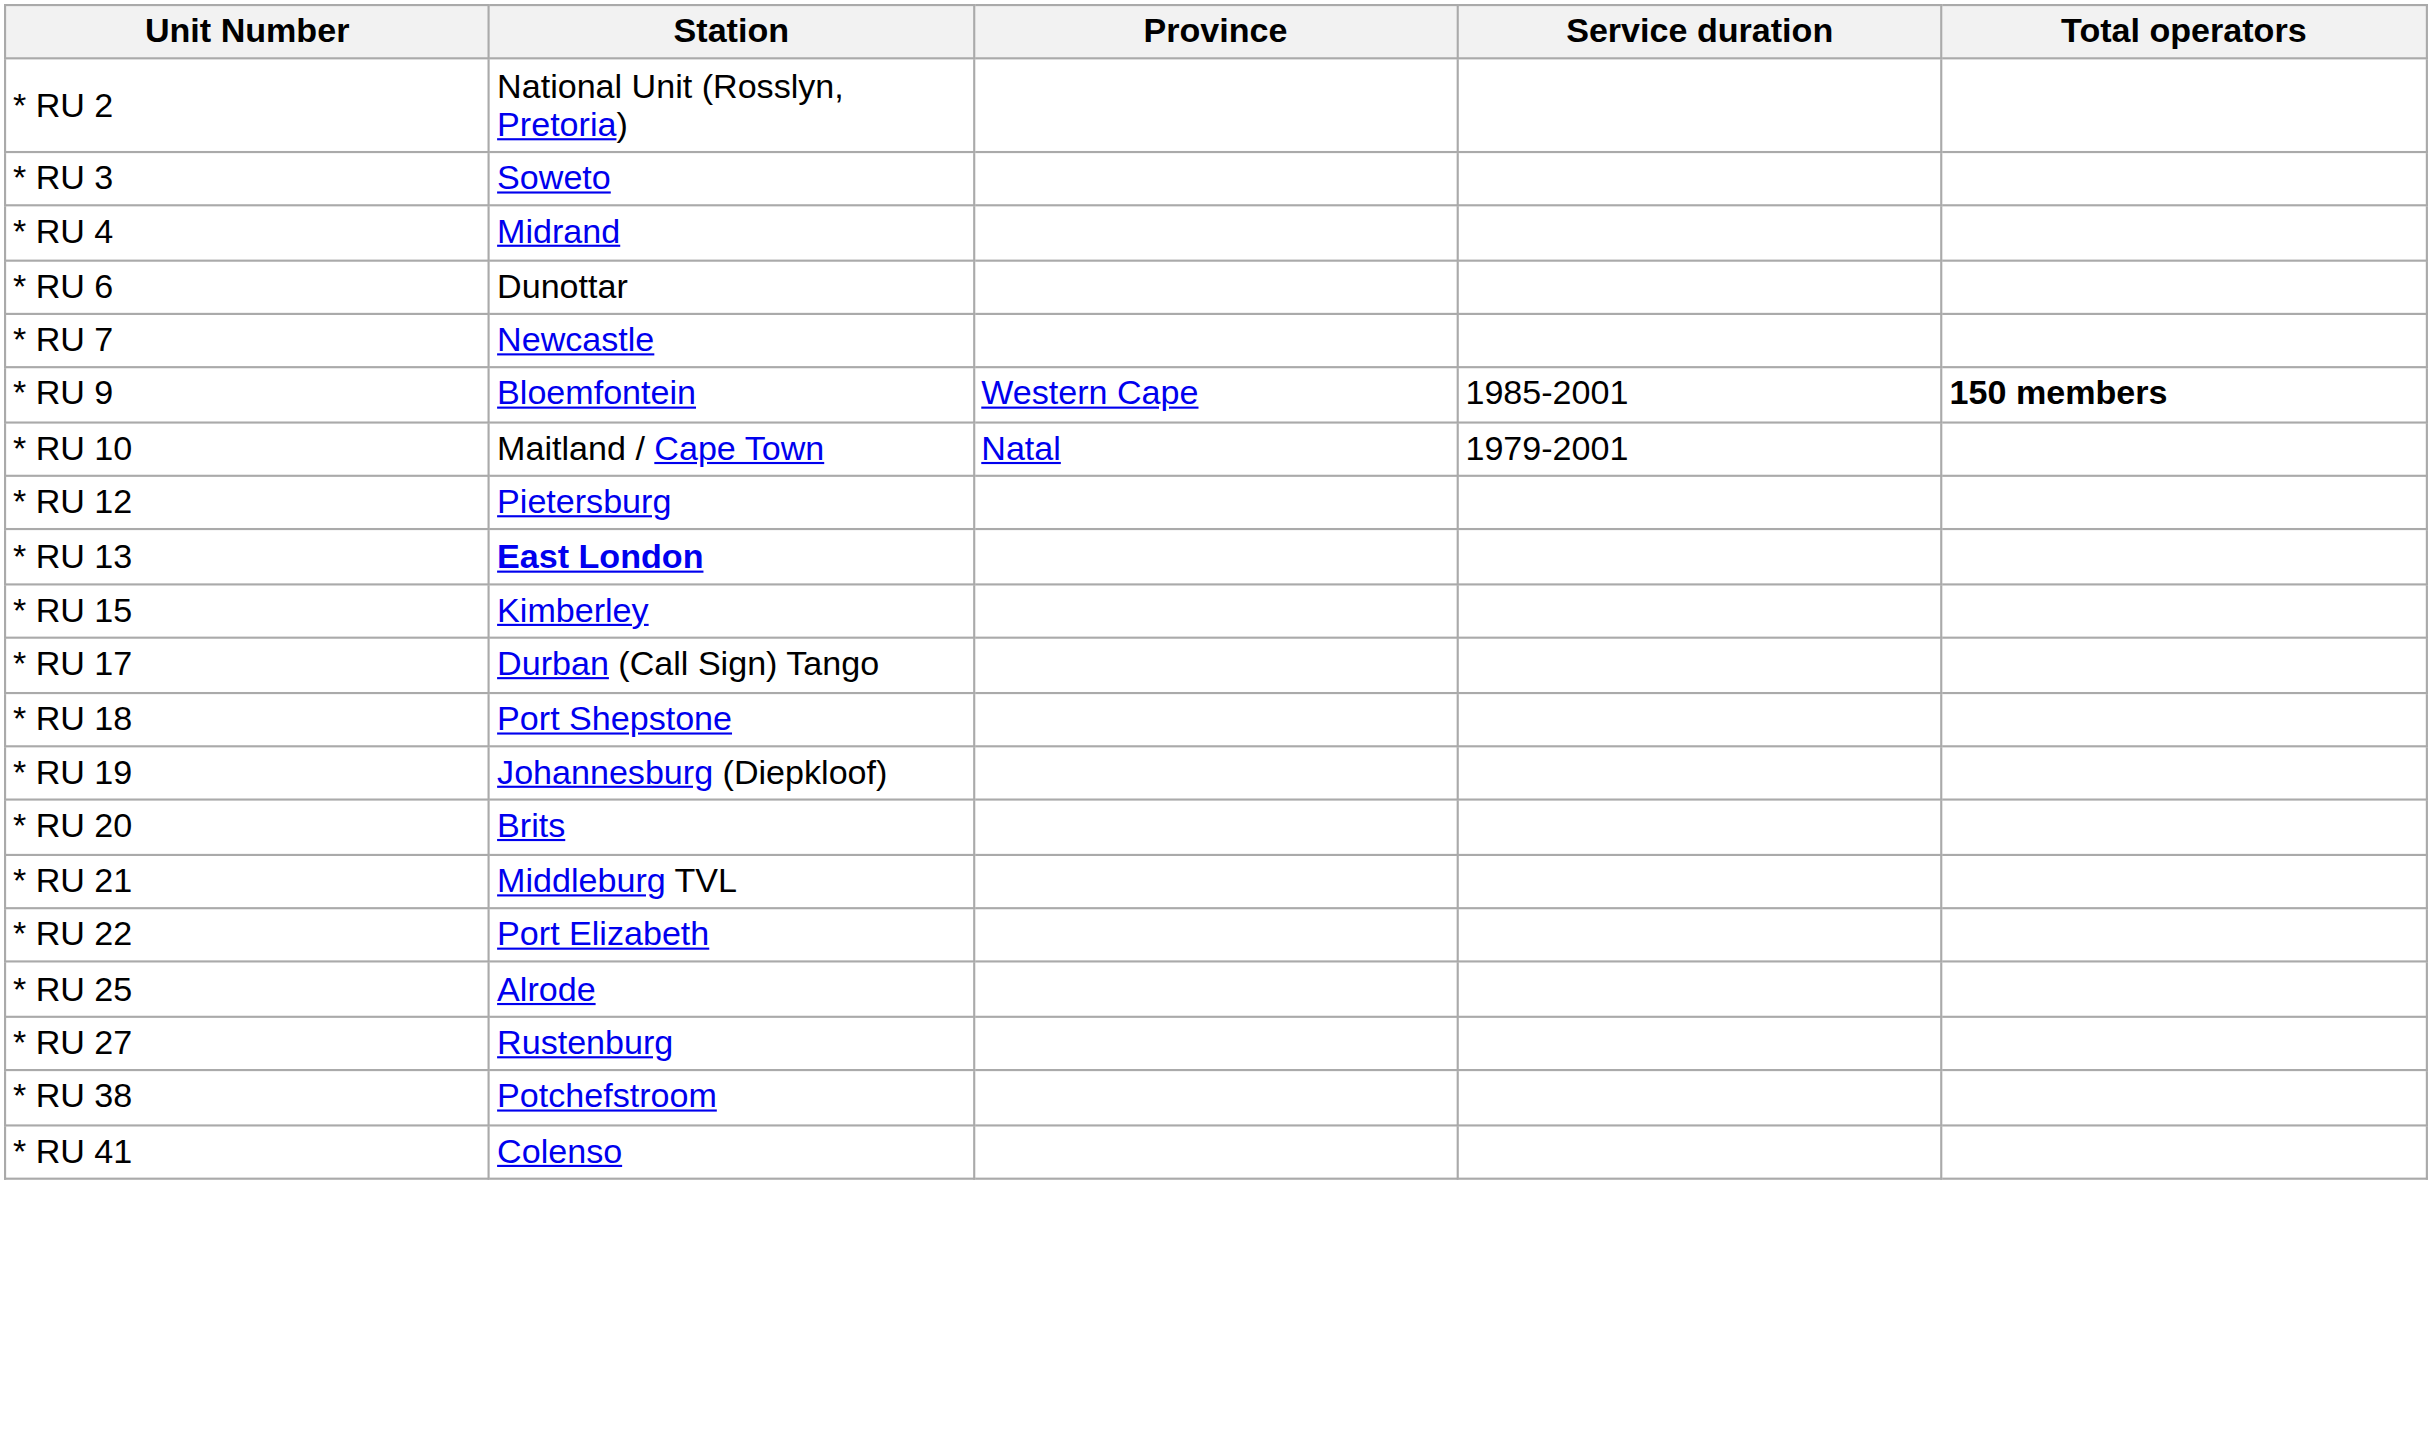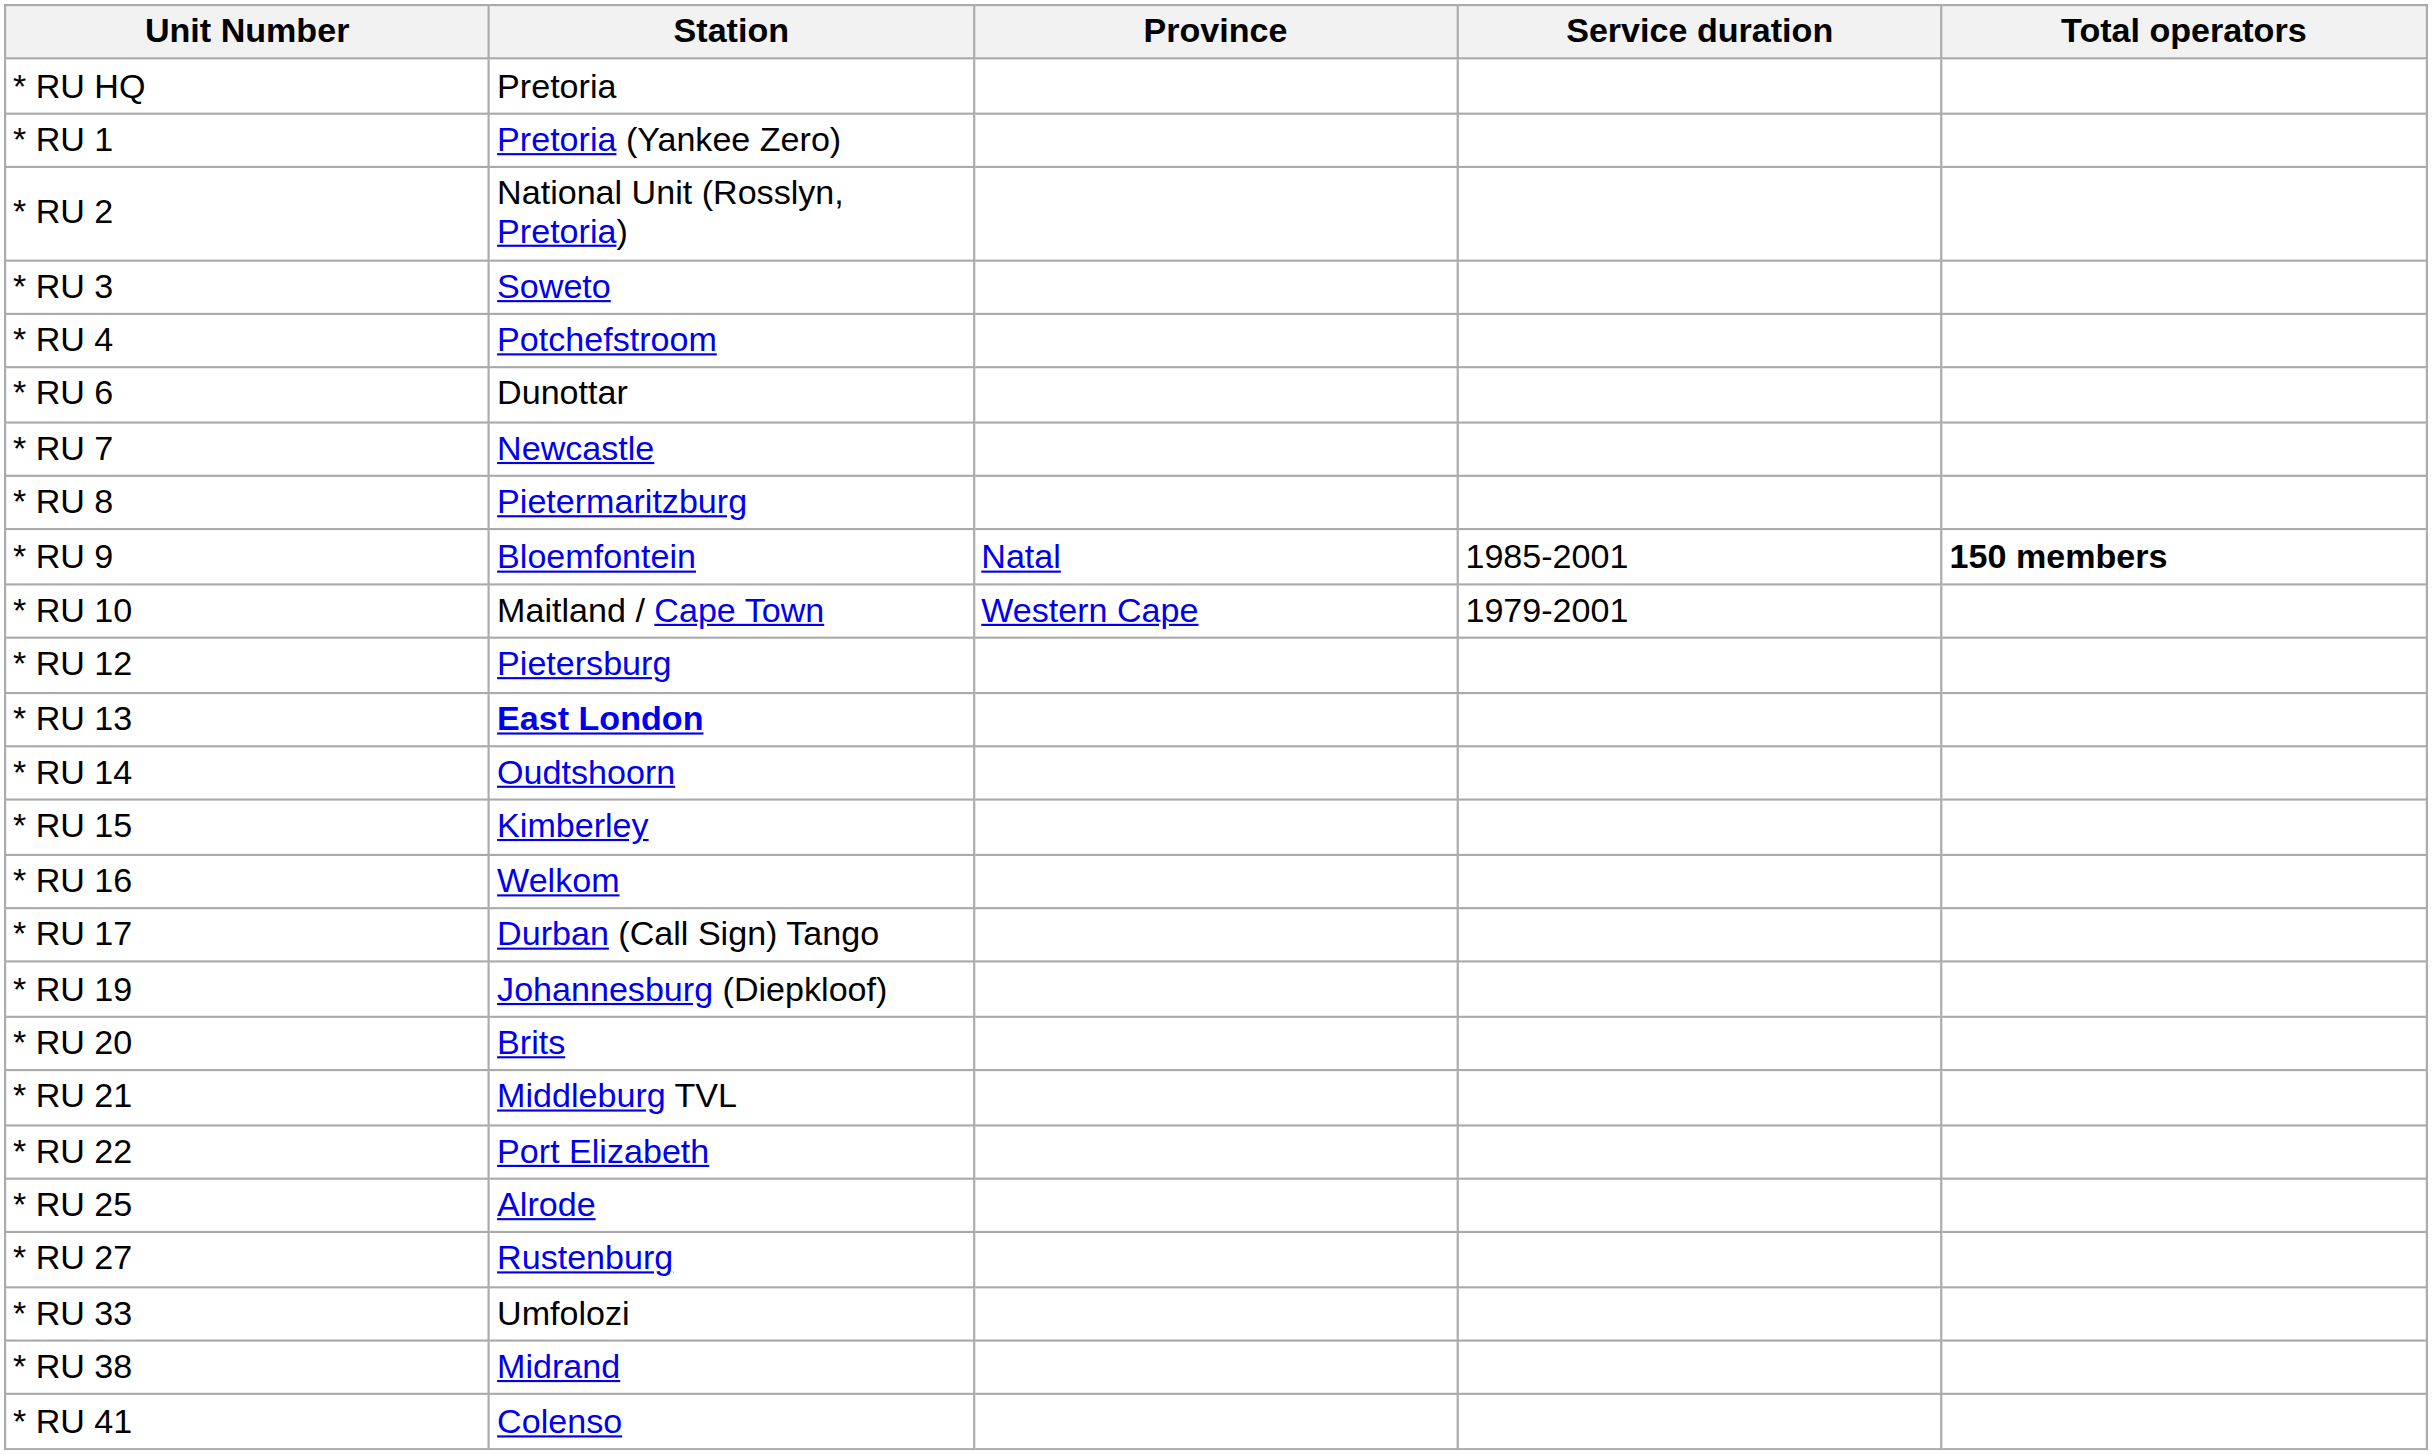+ row: (79, 85)
+ row: (63, 139)
(559, 232) Midrand -> (607, 340) Potchefstroom
+ row: (63, 502)
(1090, 394) Western Cape -> (1021, 556) Natal
(1021, 448) Natal -> (1090, 610) Western Cape
+ row: (73, 772)
+ row: (73, 880)
- row: (73, 718)
+ row: (73, 1312)
(607, 1096) Potchefstroom -> (559, 1367) Midrand
